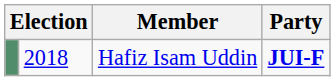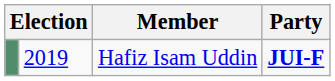(46, 57) 2018 -> (46, 57) 2019
